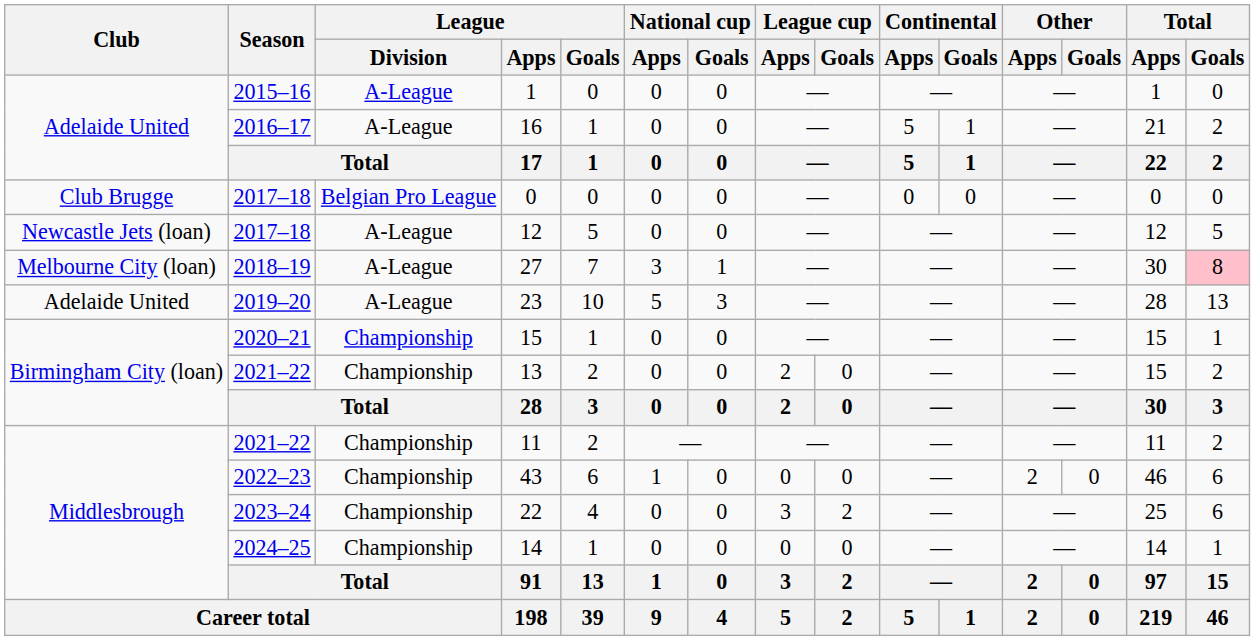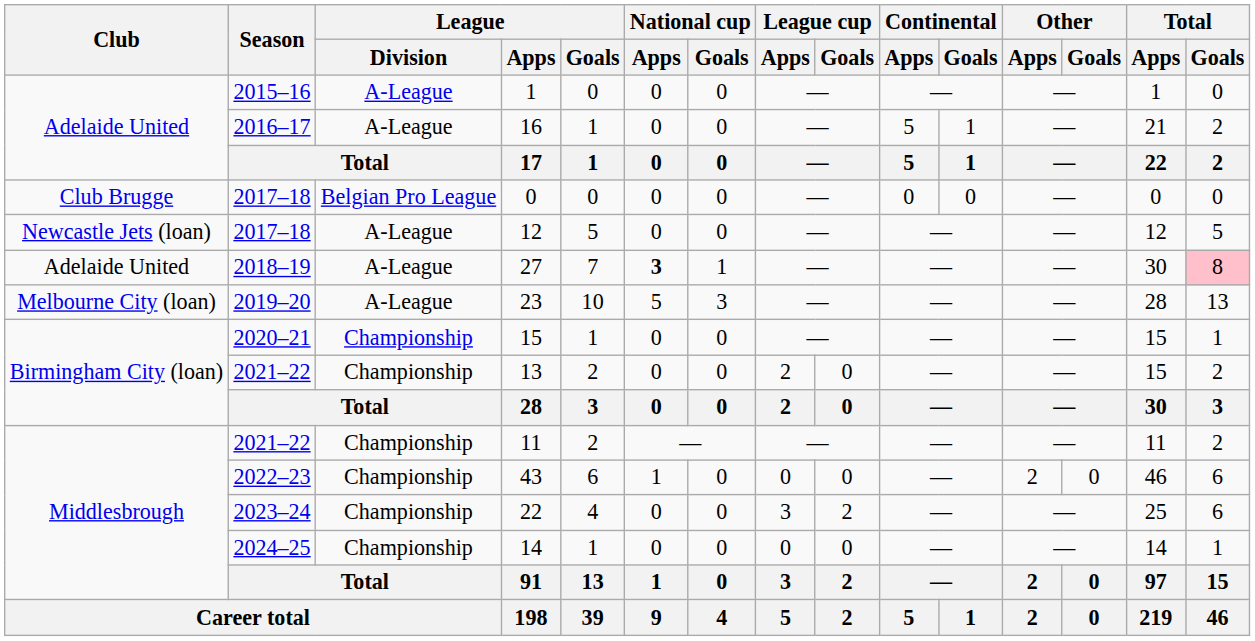(116, 267) Melbourne City (loan) -> (116, 267) Adelaide United
(656, 267) normal -> (656, 267) bold
(116, 302) Adelaide United -> (116, 302) Melbourne City (loan)
